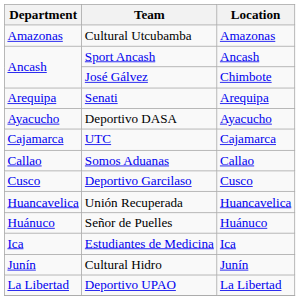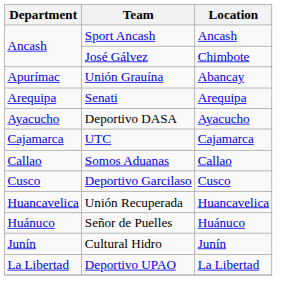- row: (138, 35)
+ row: (124, 77)
- row: (149, 243)
